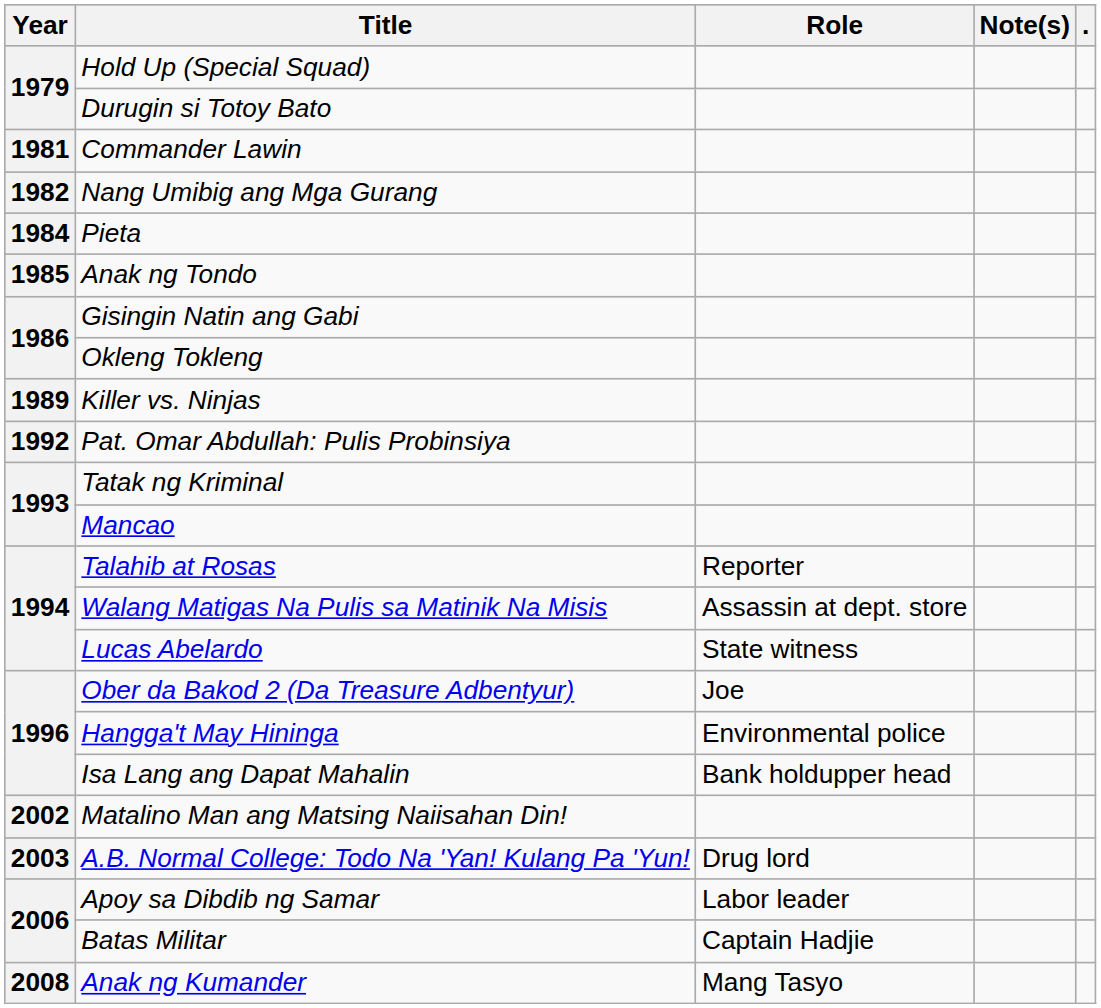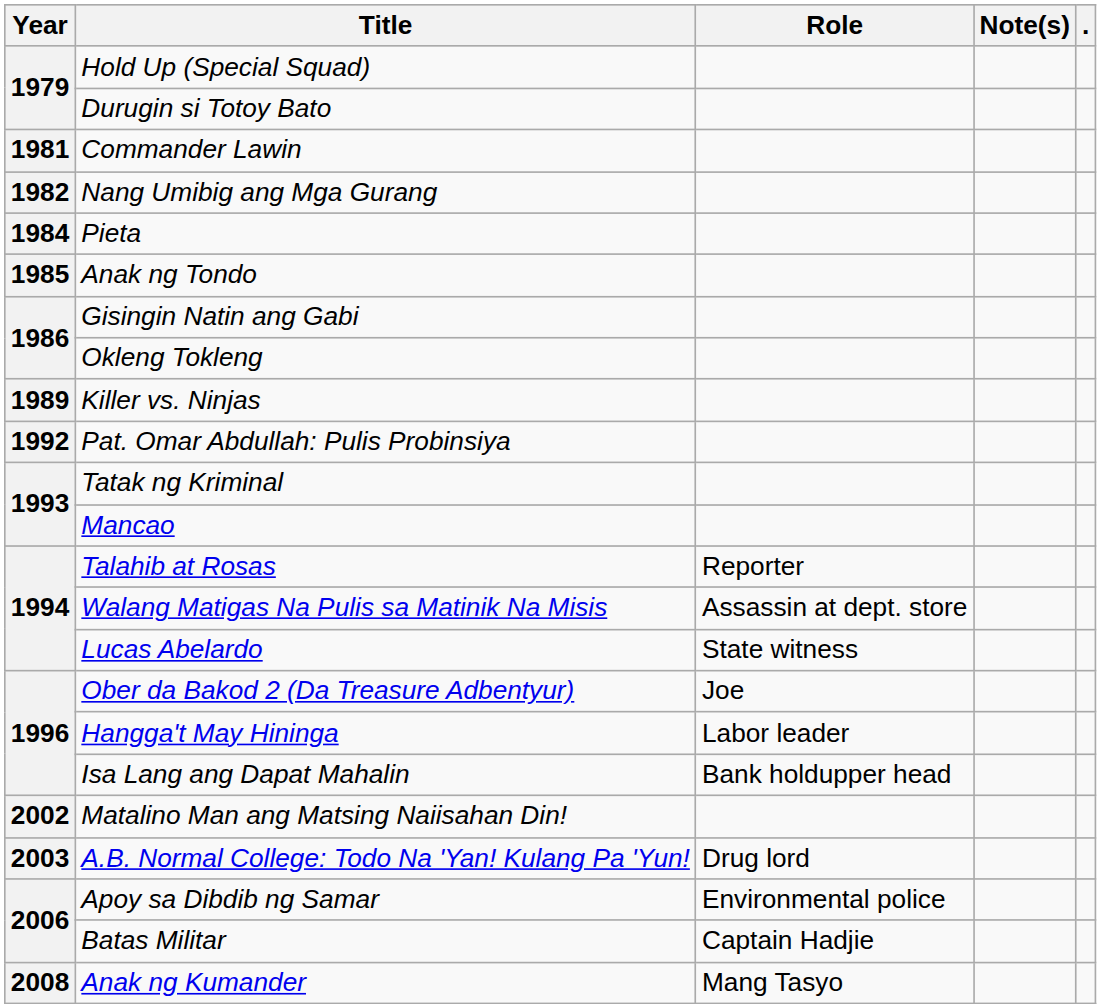(824, 732) Environmental police -> (776, 732) Labor leader
(776, 899) Labor leader -> (824, 899) Environmental police
